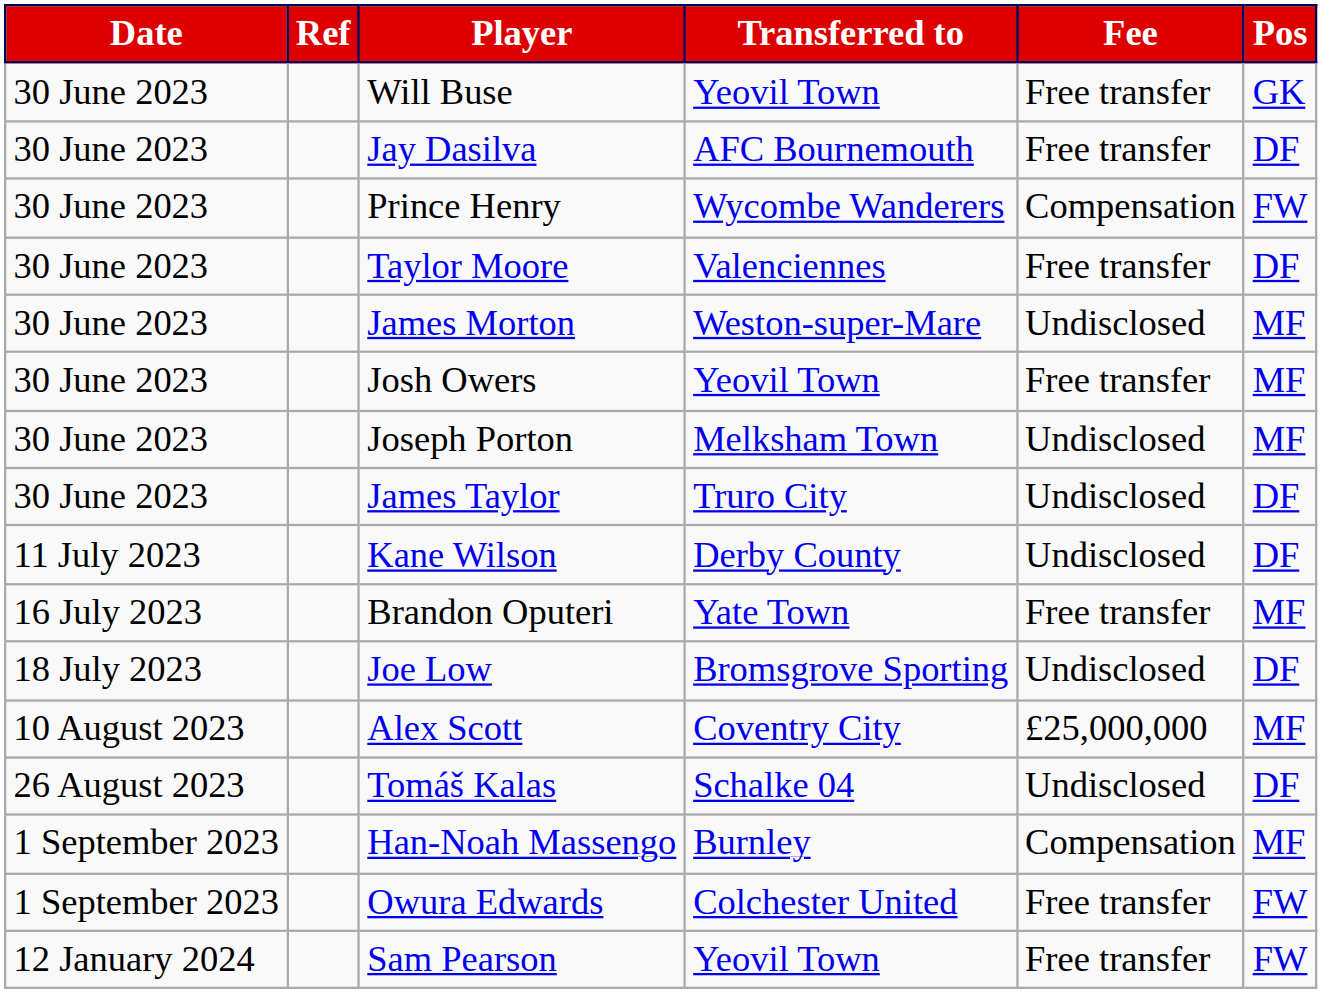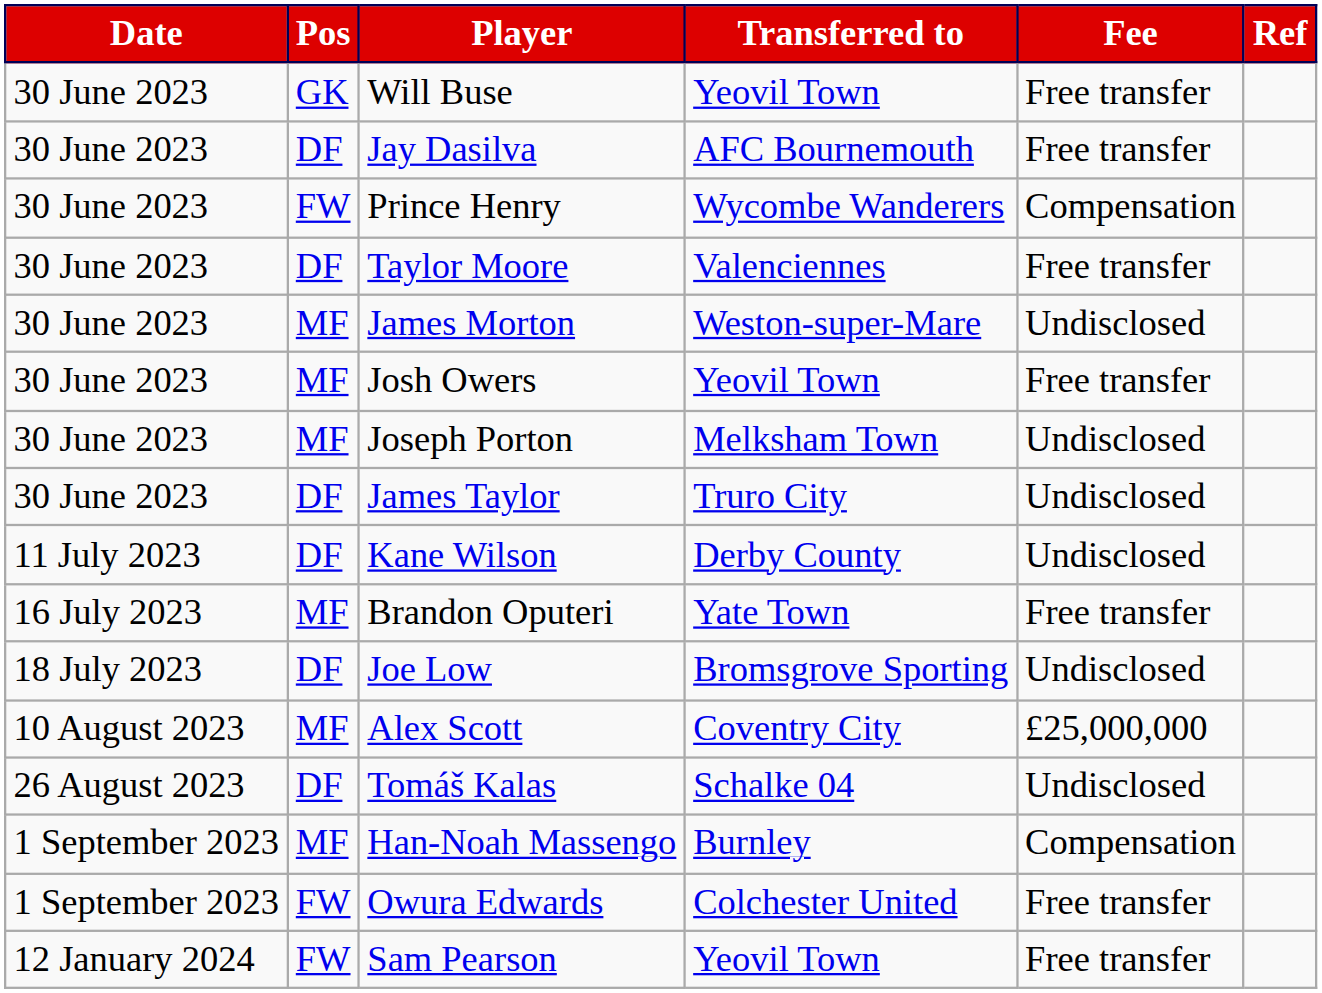columns swapped: (1280, 33) <-> (323, 33)
